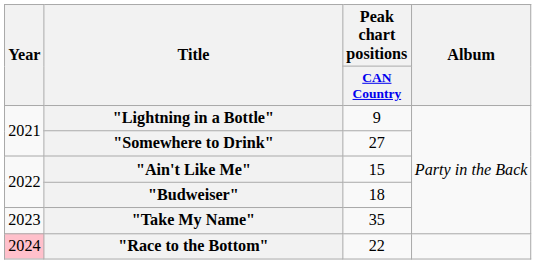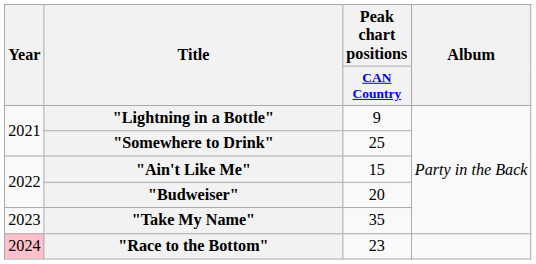(377, 143) 27 -> (377, 143) 25
(377, 194) 18 -> (377, 194) 20
(377, 246) 22 -> (377, 246) 23
